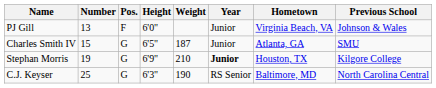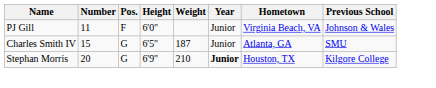(86, 28) 13 -> (85, 28) 11
(86, 59) 19 -> (86, 59) 20
- row: (30, 75)
